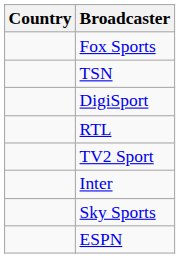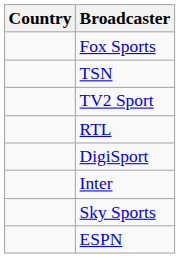rows swapped: (117, 156) <-> (114, 101)
